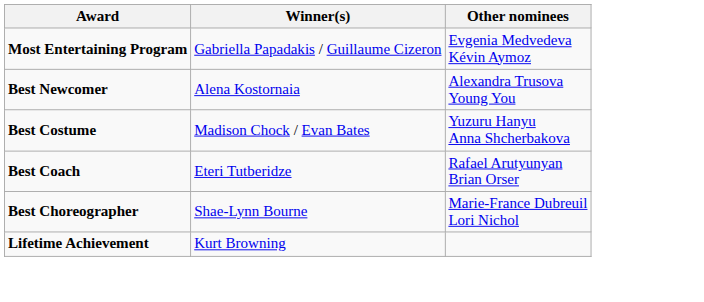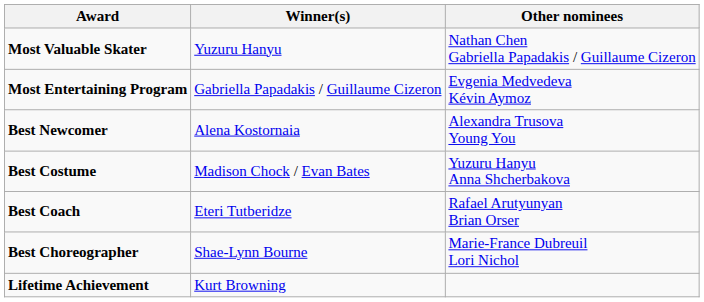+ row: (77, 48)
